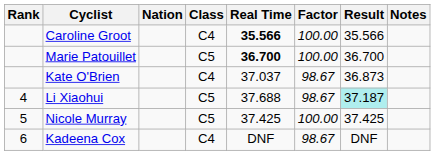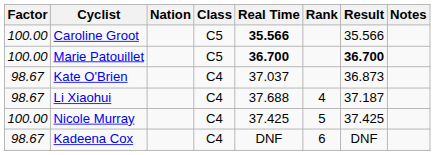columns swapped: (23, 14) <-> (318, 14)
(206, 35) C4 -> (214, 35) C5
(364, 56) normal -> (364, 56) bold
(206, 98) C5 -> (214, 98) C4
(364, 98) paleturquoise background -> (364, 98) no background
(206, 118) C5 -> (214, 118) C4
